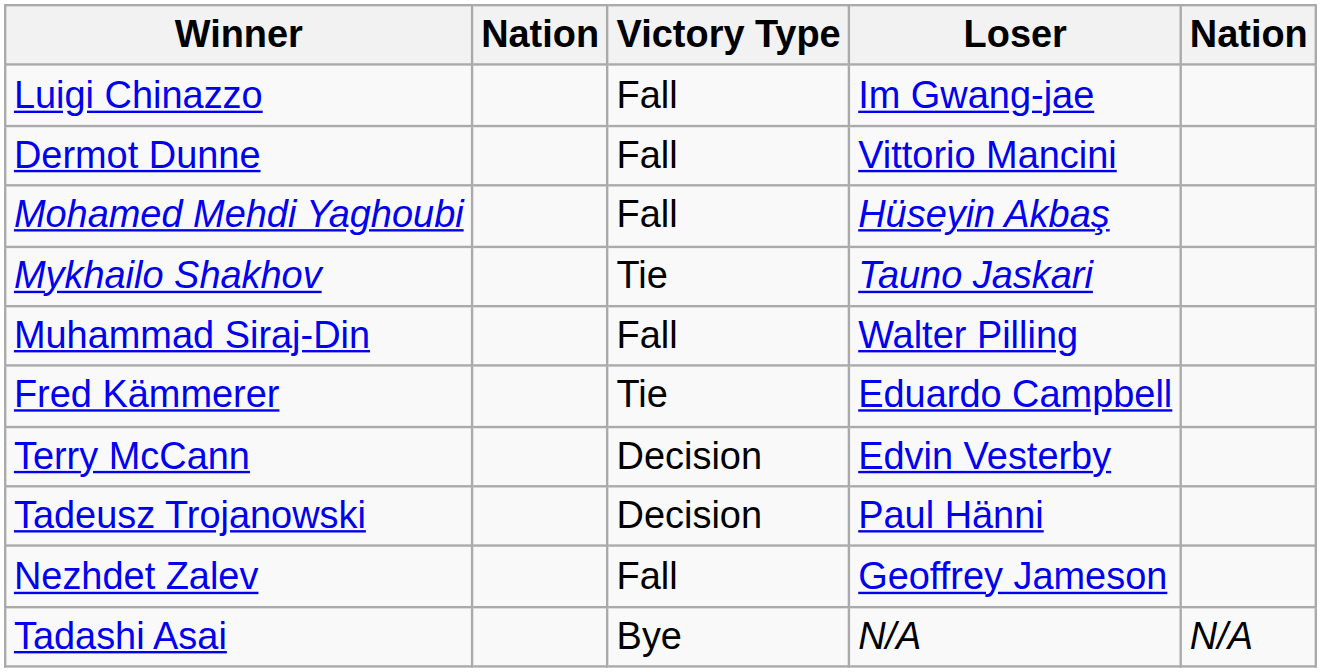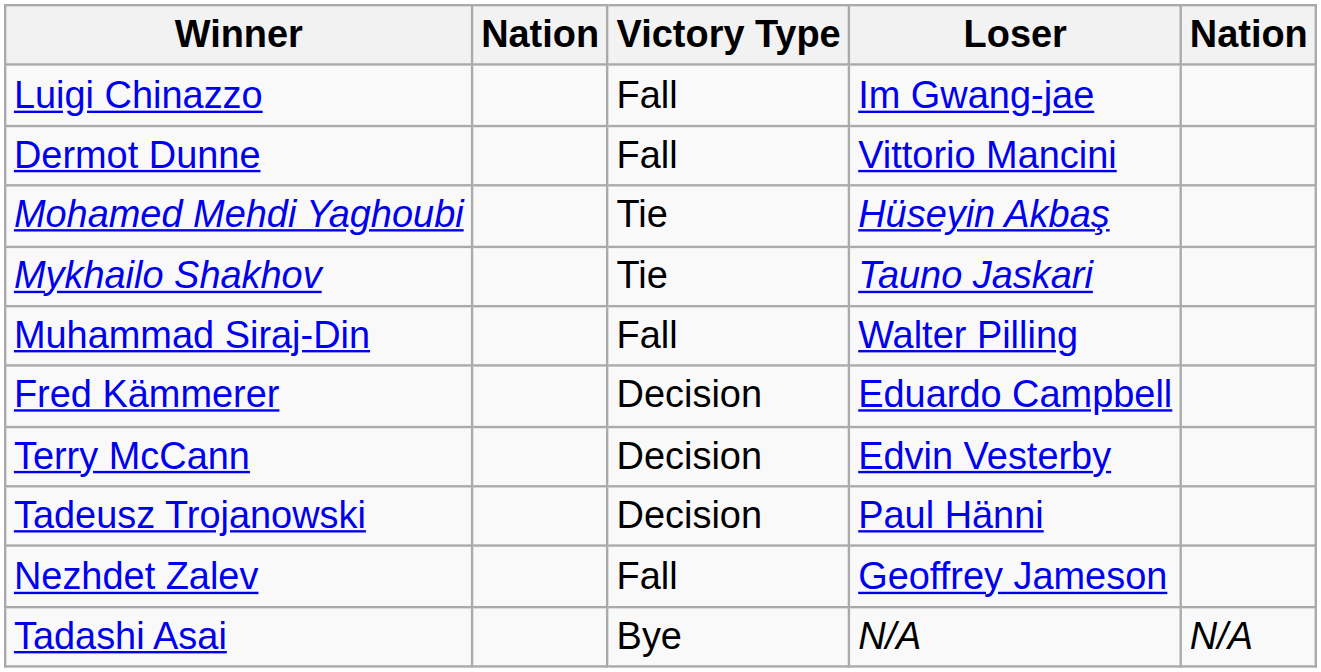(647, 214) Fall -> (642, 214) Tie
(642, 395) Tie -> (689, 395) Decision
